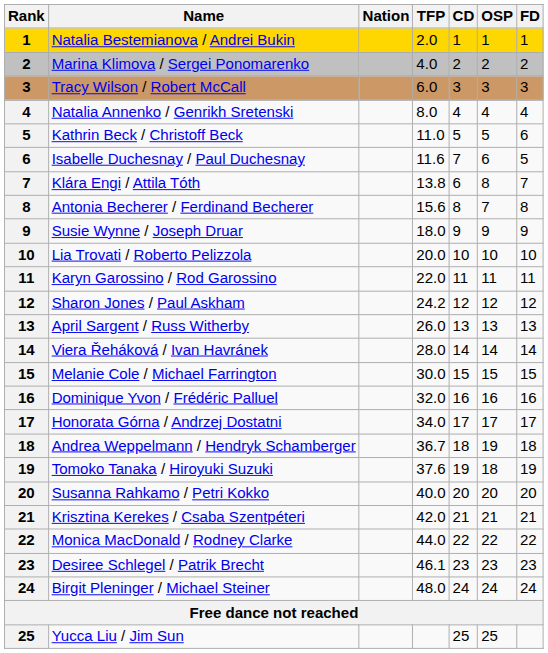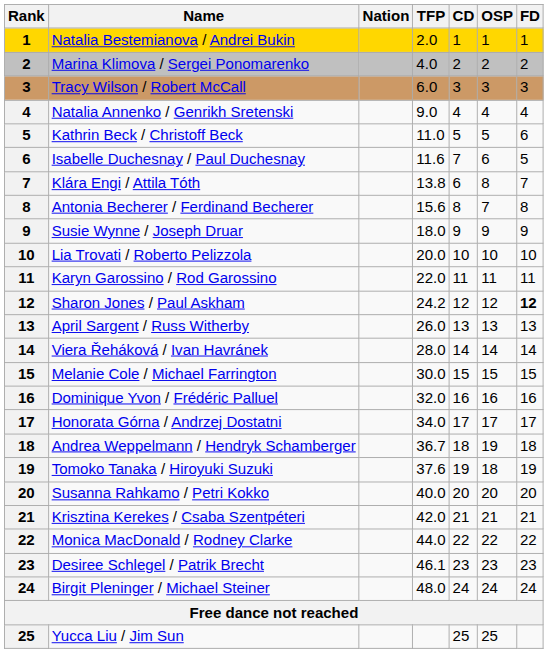(427, 111) 8.0 -> (427, 111) 9.0
(528, 302) normal -> (528, 302) bold
